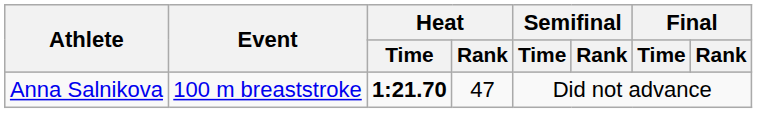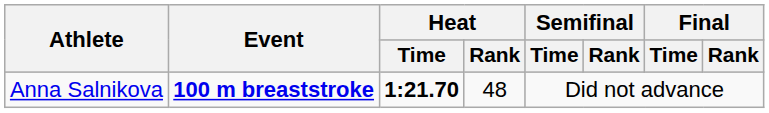(268, 90) normal -> (274, 90) bold
(482, 90) 47 -> (495, 90) 48
